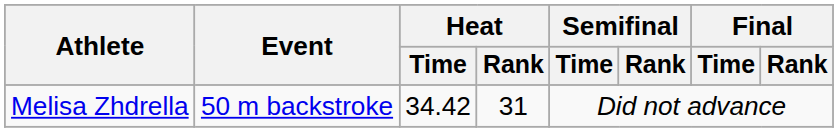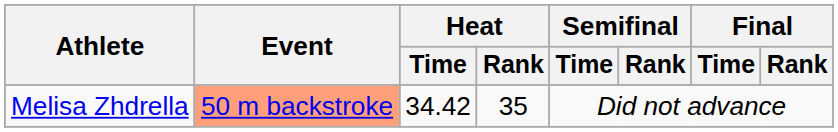(297, 106) no background -> (297, 106) lightsalmon background
(513, 106) 31 -> (513, 106) 35
